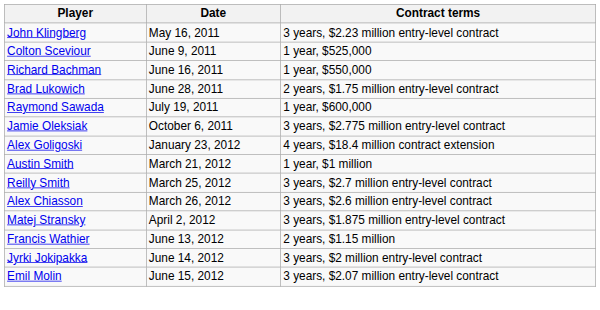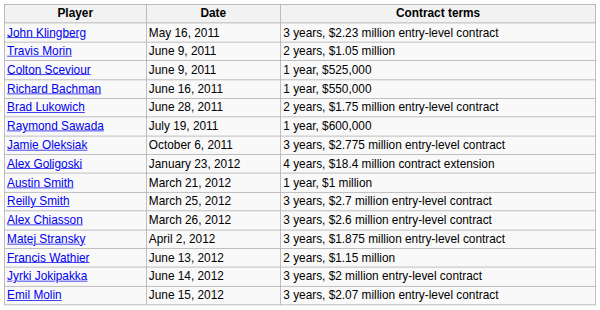+ row: (39, 51)
